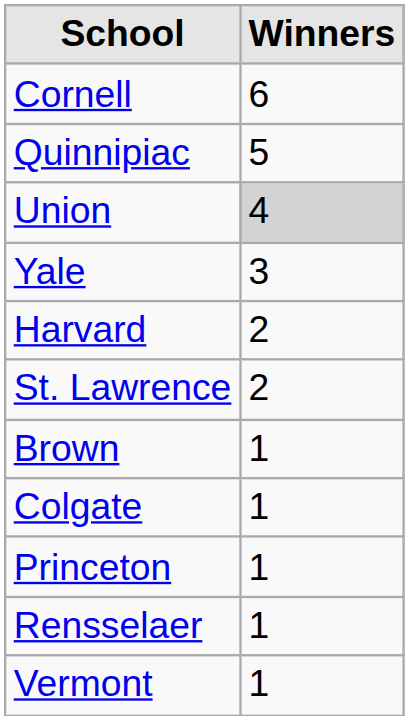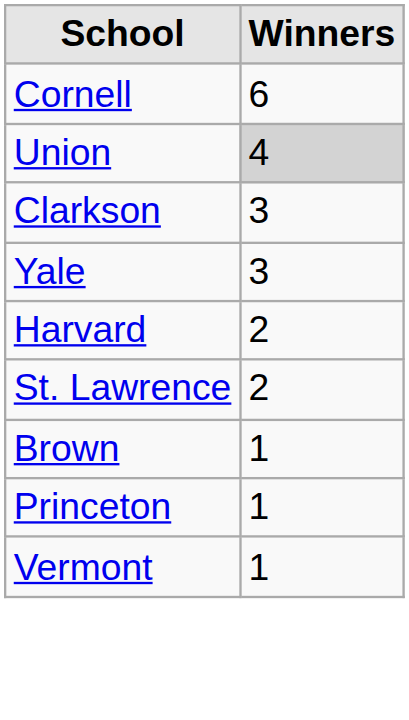- row: (102, 152)
+ row: (87, 211)
- row: (78, 507)
- row: (108, 625)
